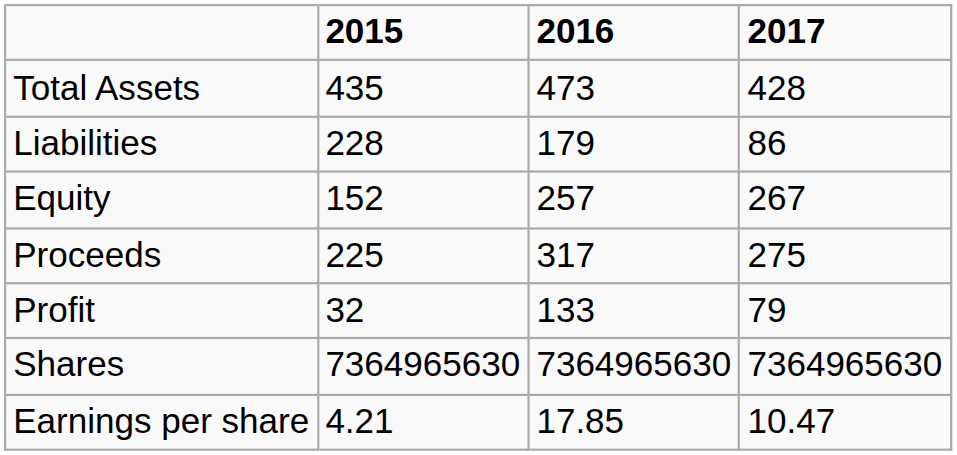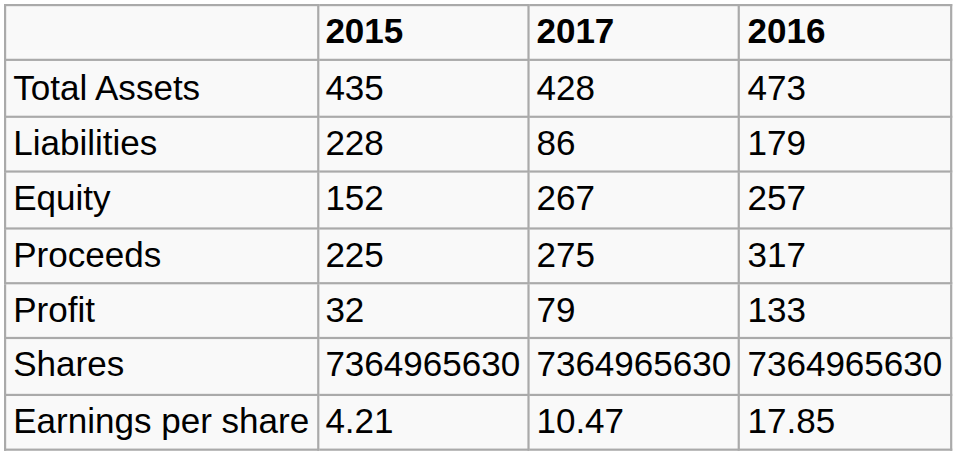columns swapped: (575, 32) <-> (786, 32)
